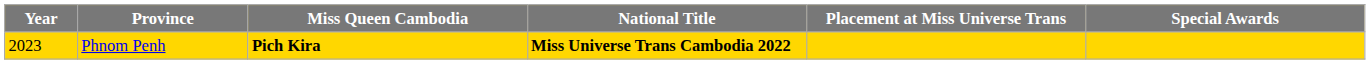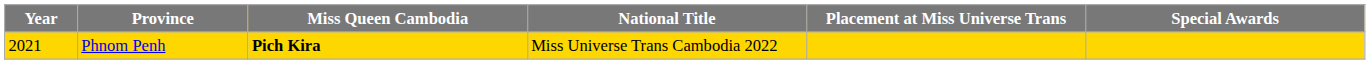(25, 45) 2023 -> (25, 45) 2021
(661, 45) bold -> (654, 45) normal
